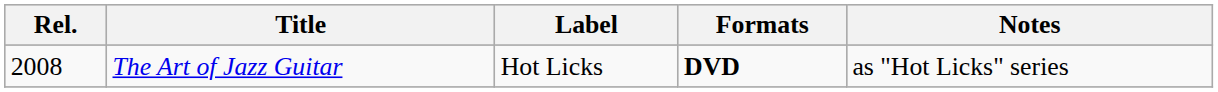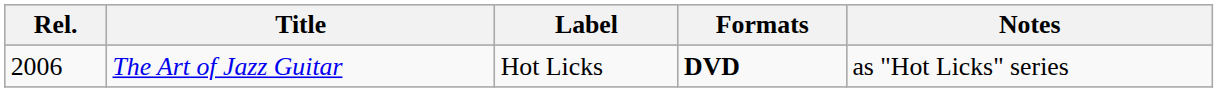(37, 65) 2008 -> (37, 65) 2006
